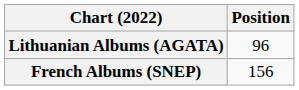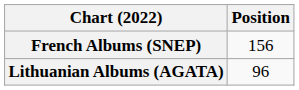rows swapped: (116, 71) <-> (116, 44)
